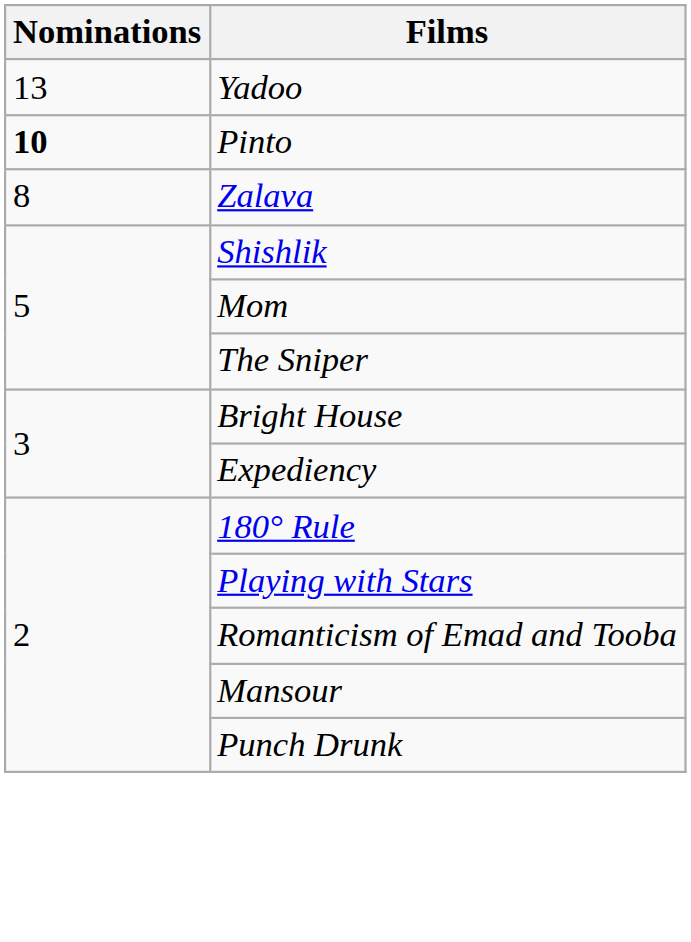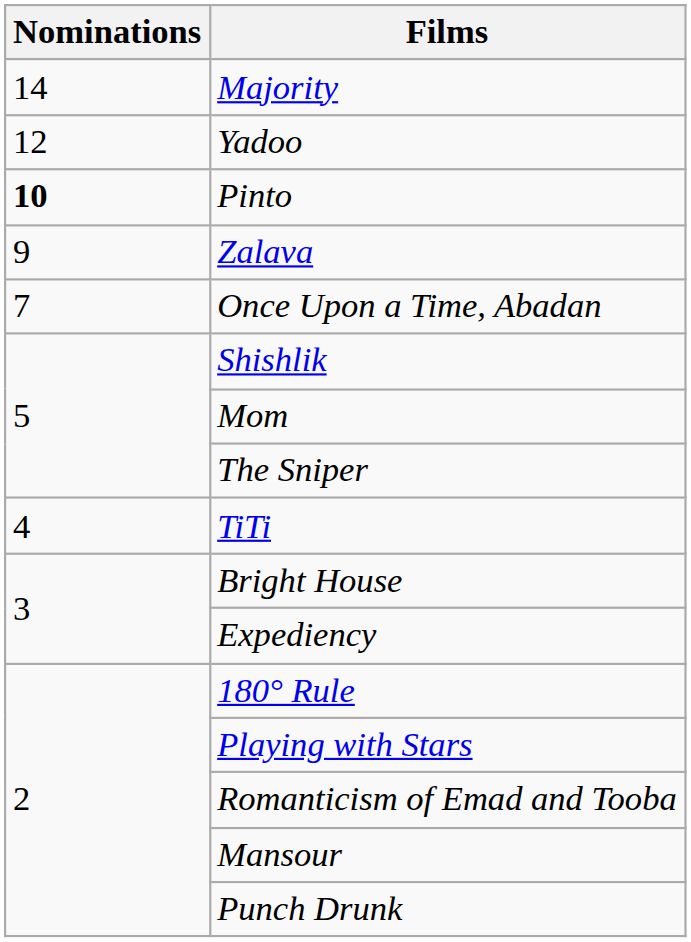+ row: (278, 86)
(30, 86) 13 -> (30, 141) 12
(22, 196) 8 -> (22, 251) 9
+ row: (409, 305)
+ row: (244, 525)
